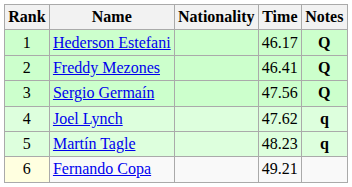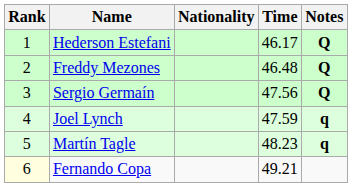(280, 67) 46.41 -> (280, 67) 46.48
(280, 118) 47.62 -> (280, 118) 47.59
